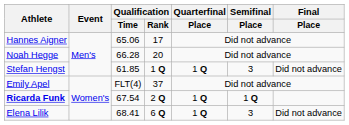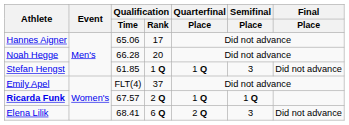(128, 99) 67.54 -> (128, 99) 67.57
(200, 113) 1 Q -> (200, 113) 2 Q
